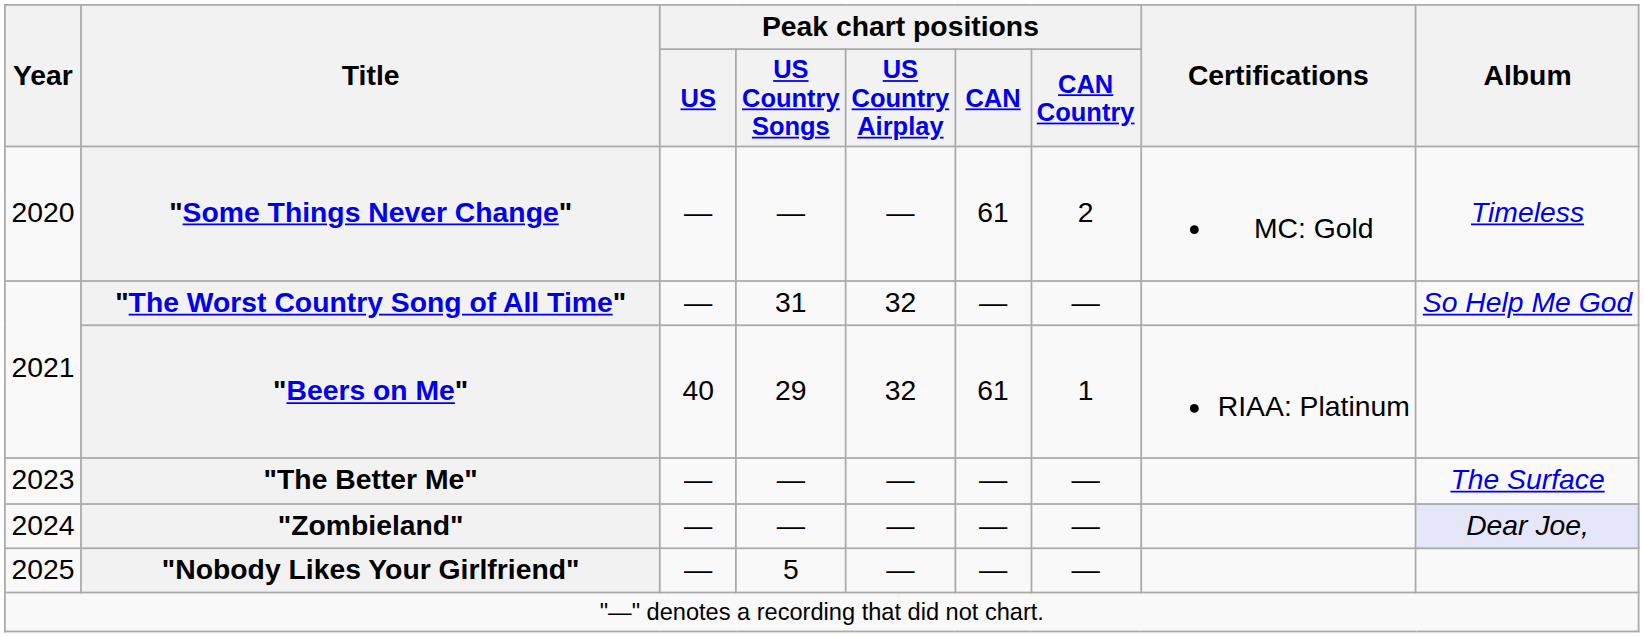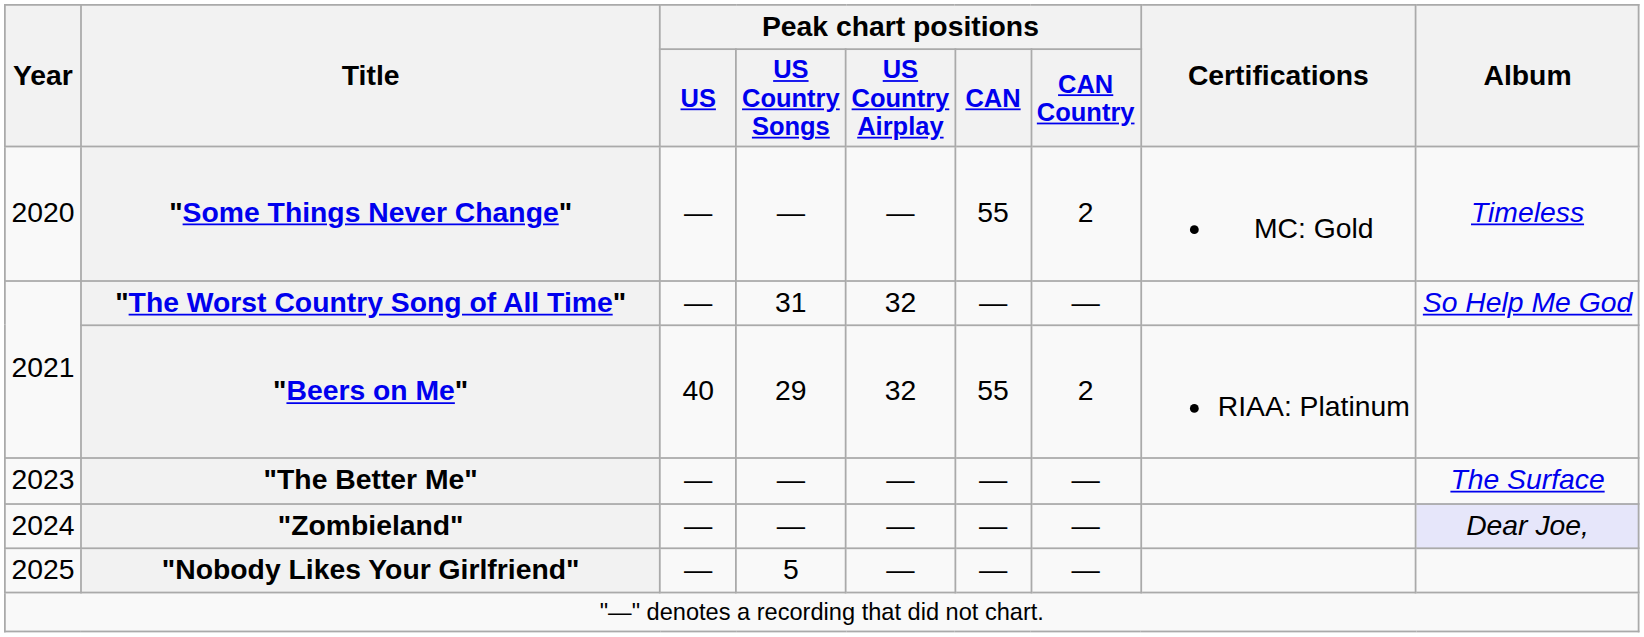(993, 213) 61 -> (993, 213) 55
(993, 391) 61 -> (993, 391) 55
(1086, 391) 1 -> (1086, 391) 2
